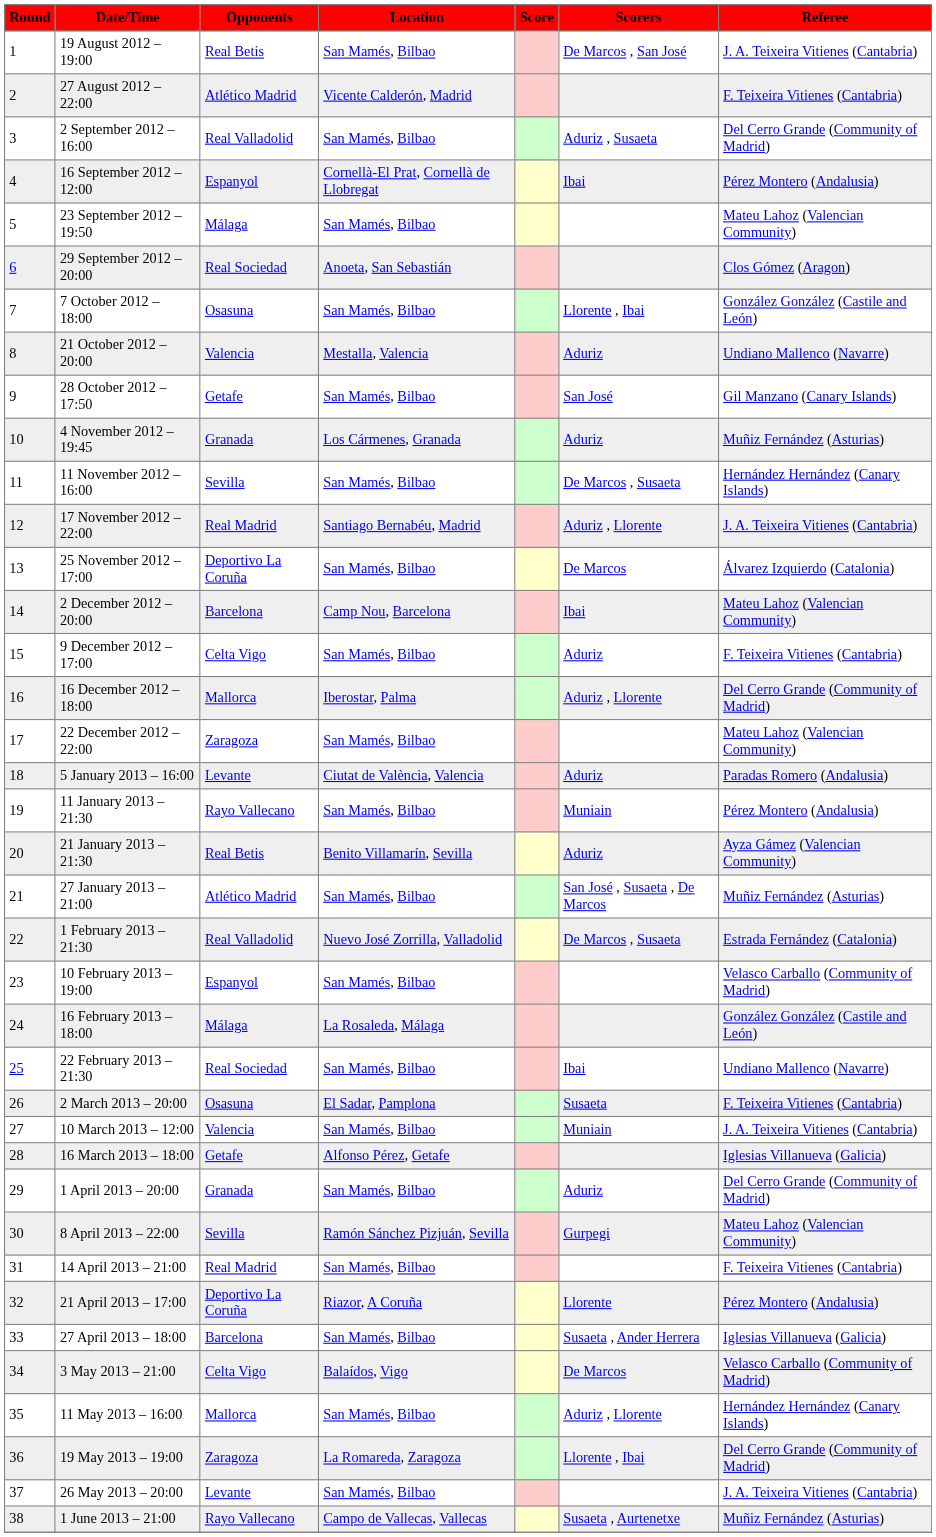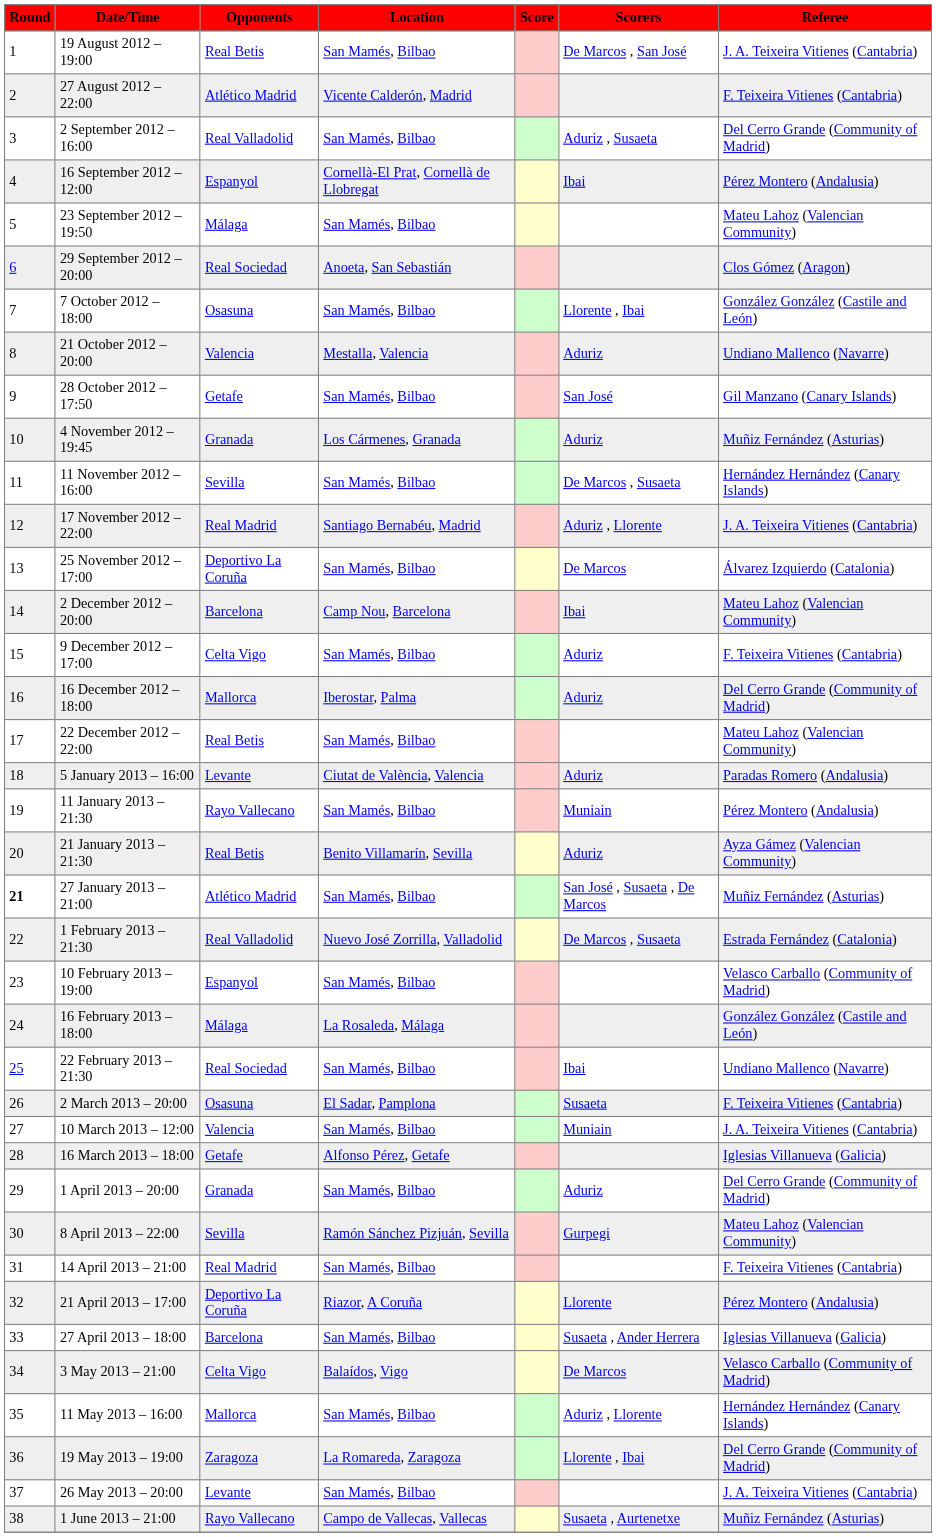(613, 698) Aduriz , Llorente -> (583, 698) Aduriz
(231, 741) Zaragoza -> (234, 741) Real Betis
(16, 896) normal -> (16, 896) bold
